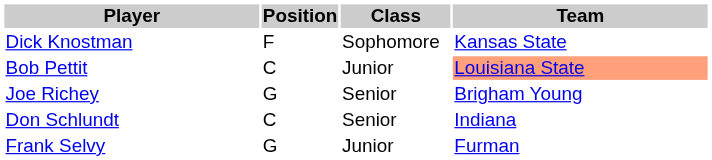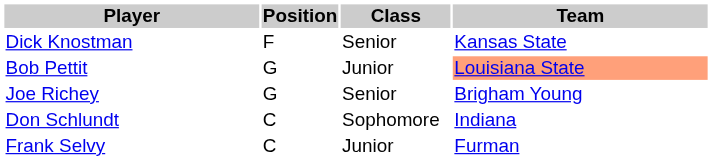(391, 42) Sophomore -> (369, 42) Senior
(270, 67) C -> (270, 67) G
(369, 119) Senior -> (391, 119) Sophomore
(270, 145) G -> (270, 145) C
